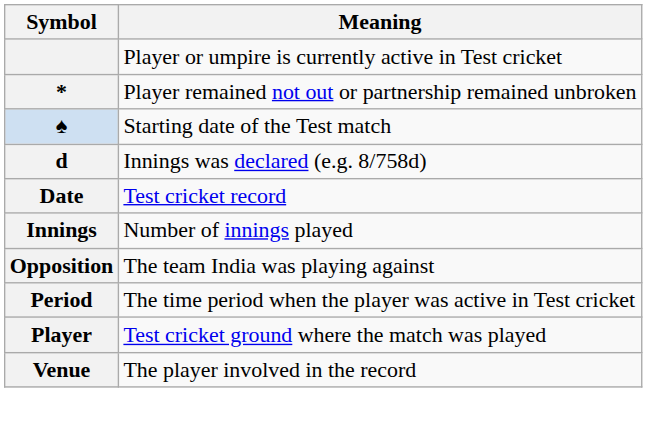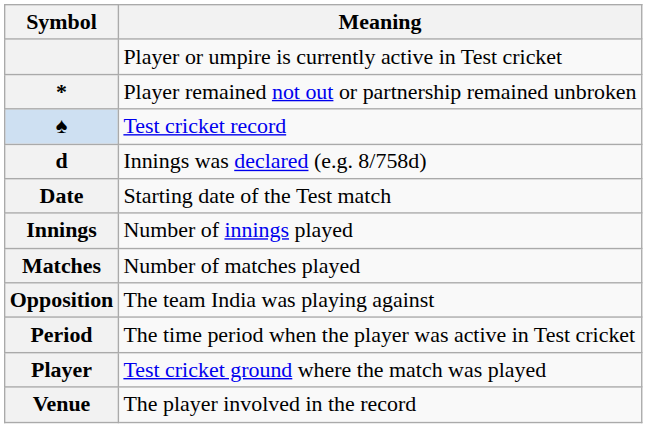(257, 126) Starting date of the Test match -> (205, 126) Test cricket record
(205, 195) Test cricket record -> (257, 195) Starting date of the Test match
+ row: (62, 265)
